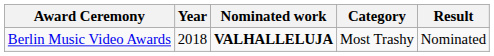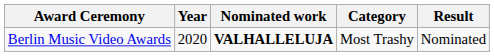(192, 39) 2018 -> (192, 39) 2020
